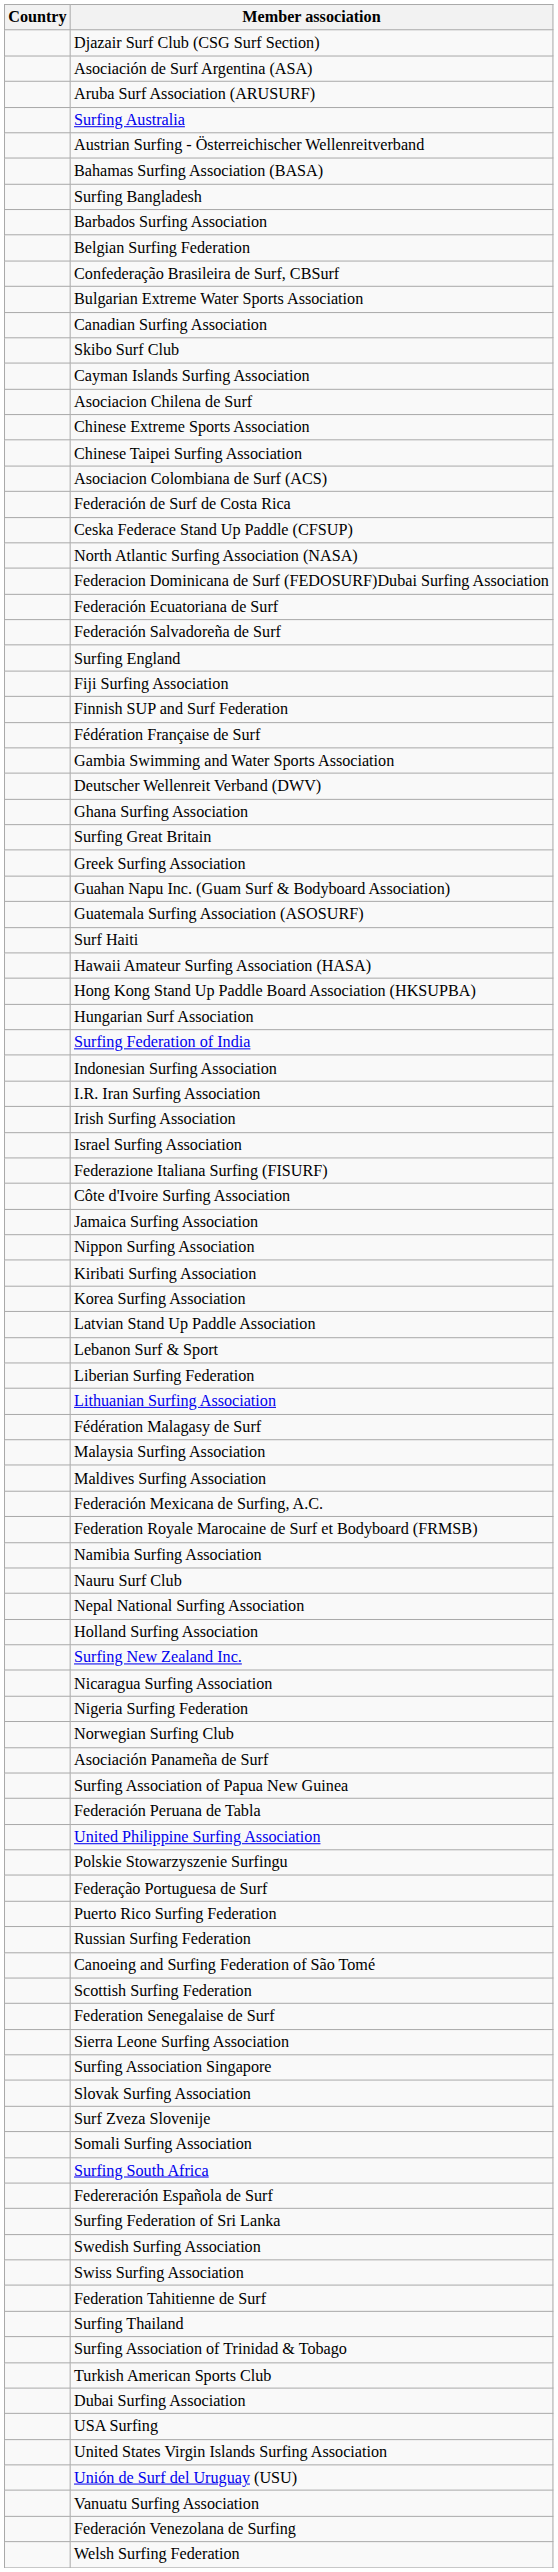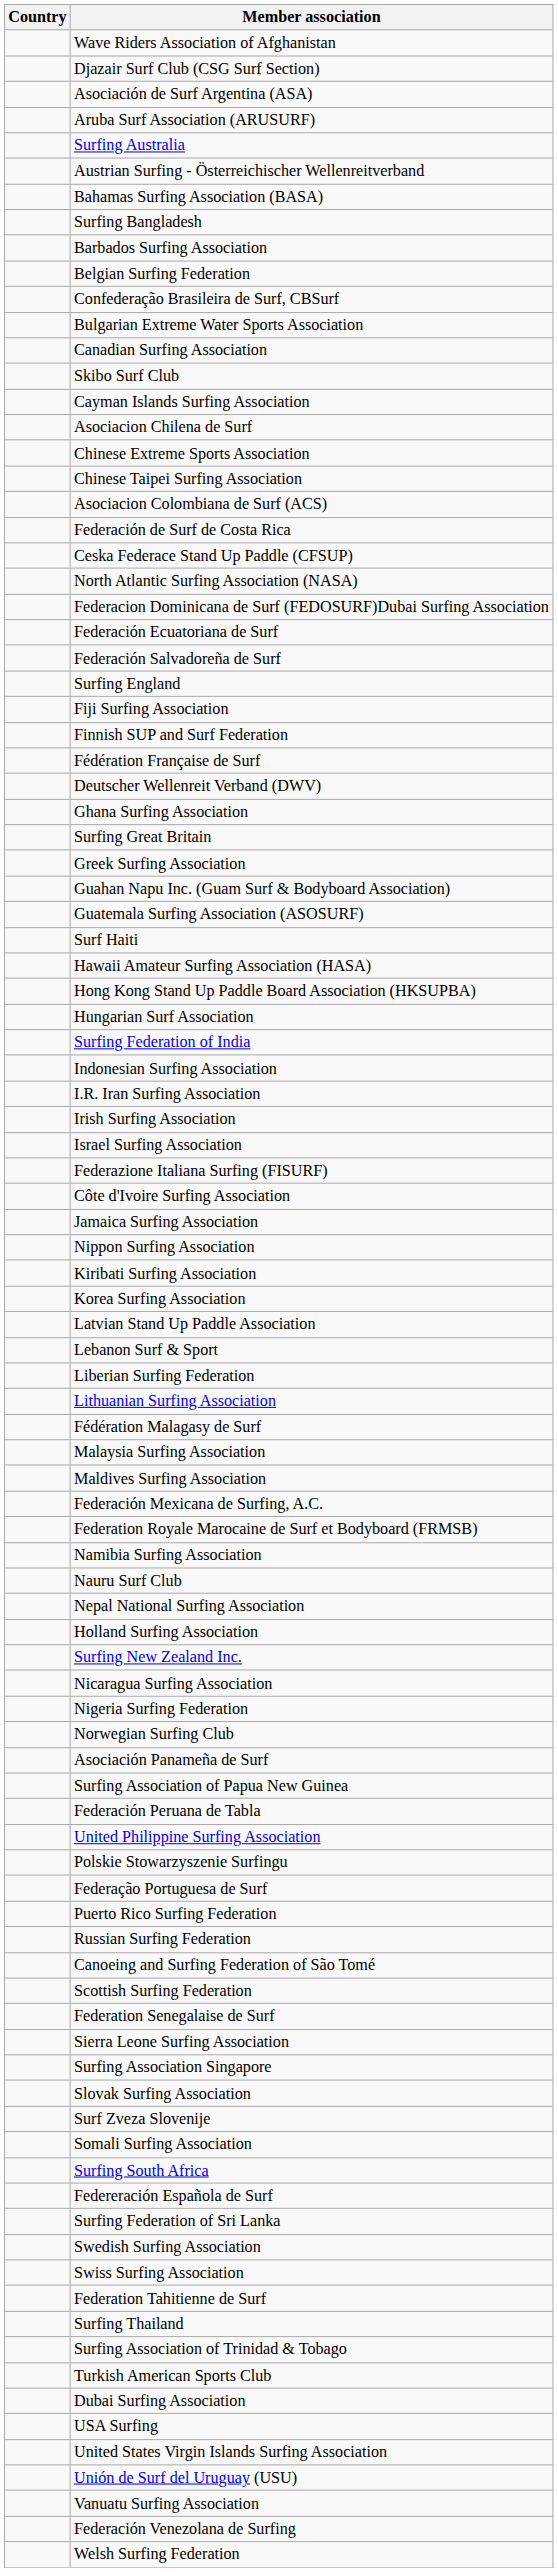+ row: (205, 42)
- row: (234, 760)
